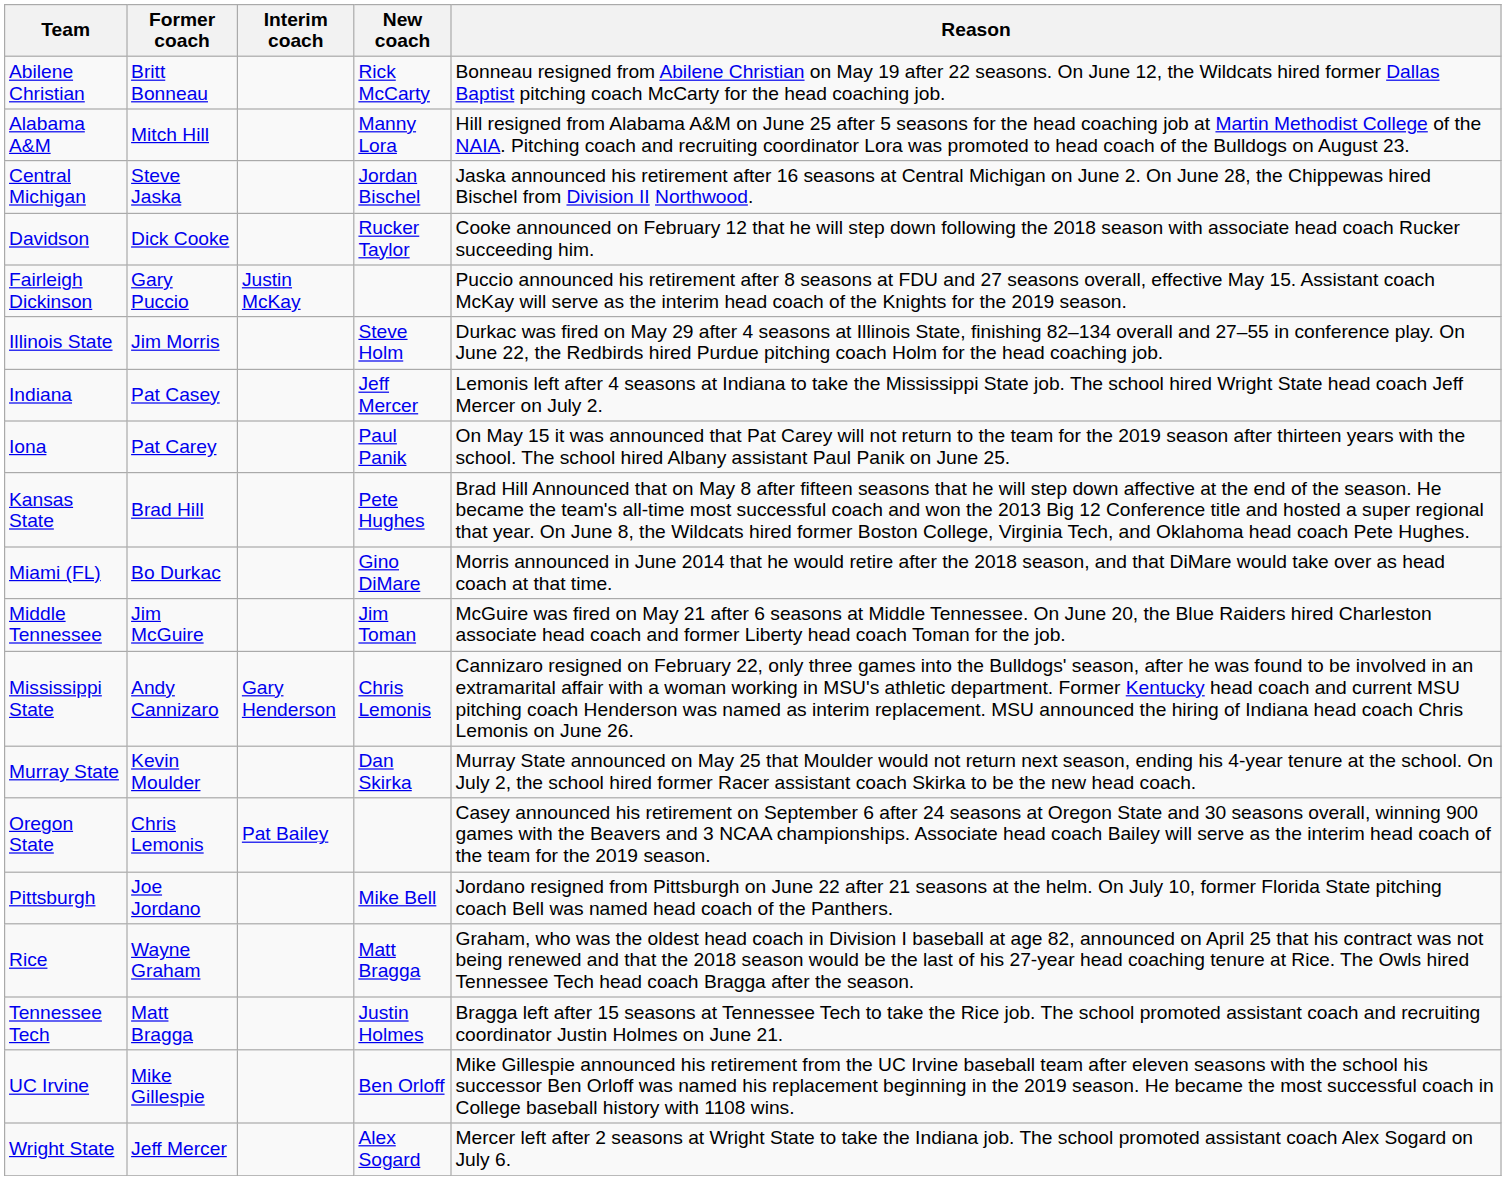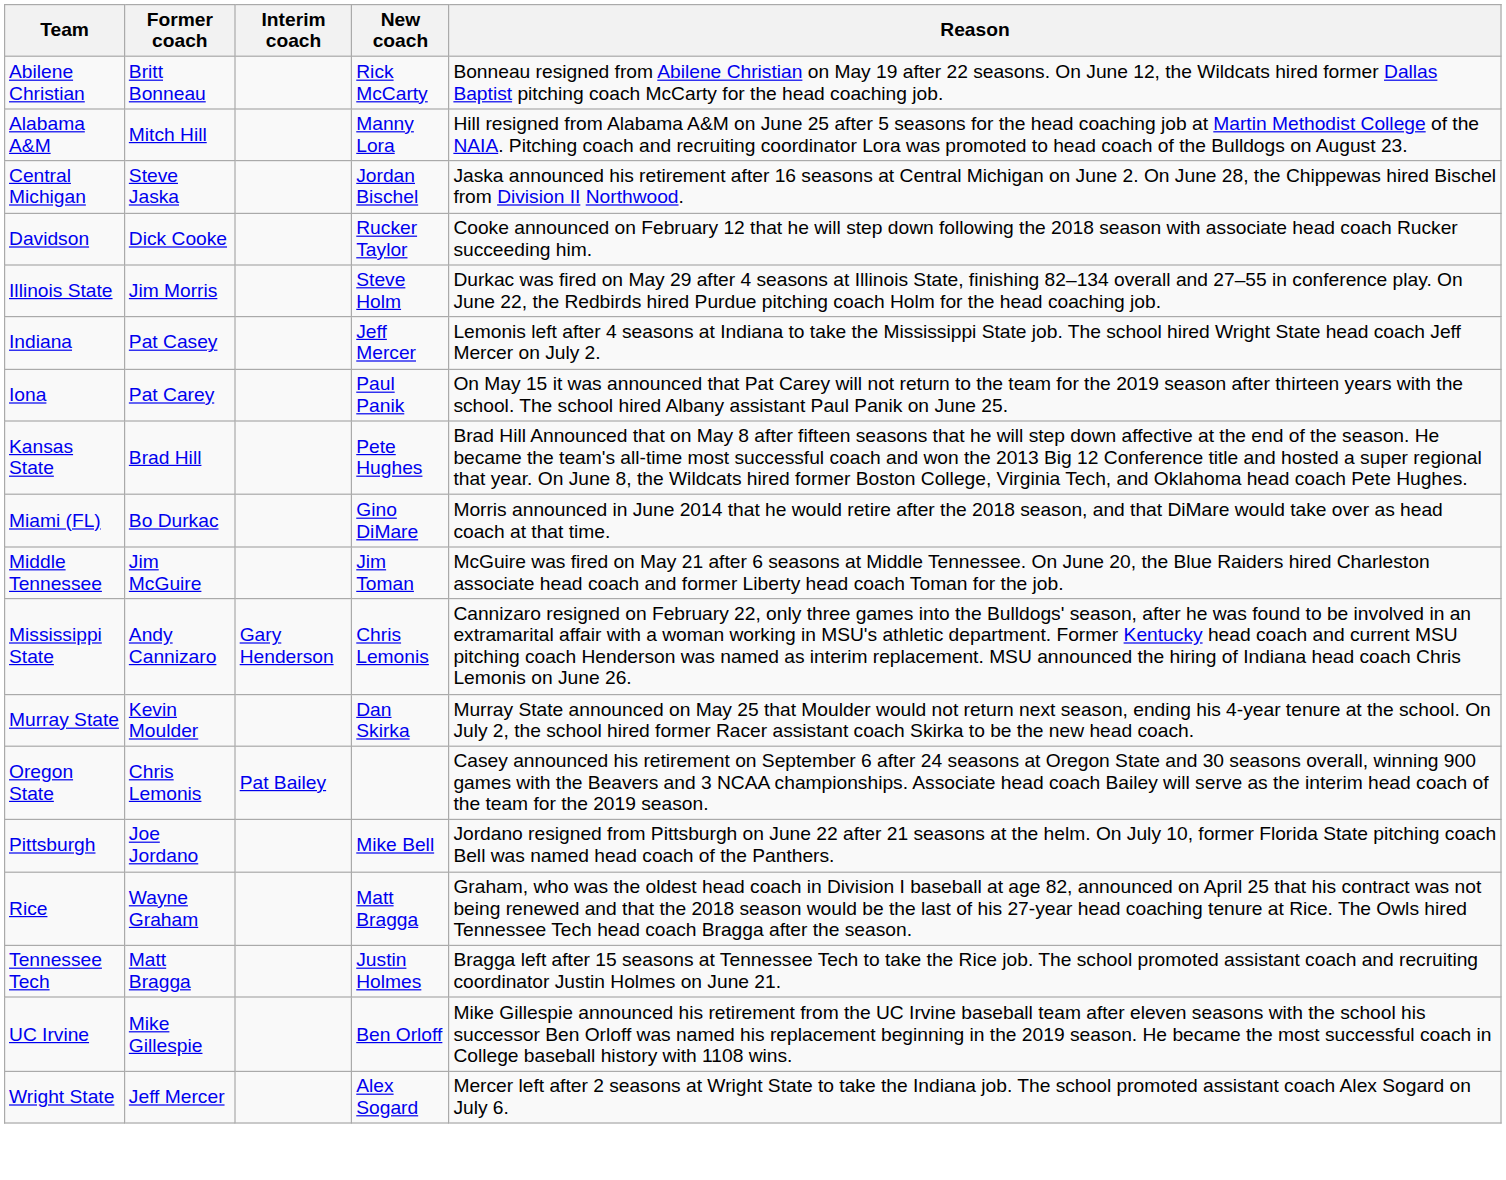- row: (51, 290)
